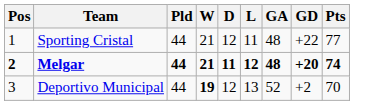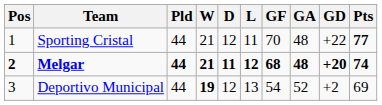+ column: (276, 16)
(333, 40) normal -> (361, 40) bold
(333, 87) 70 -> (361, 87) 69
